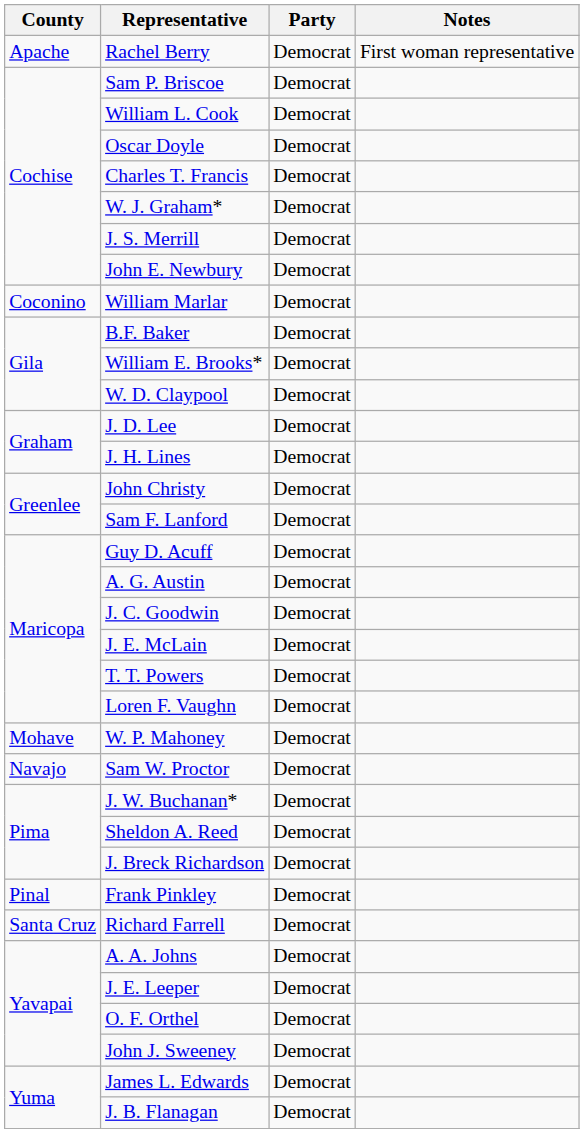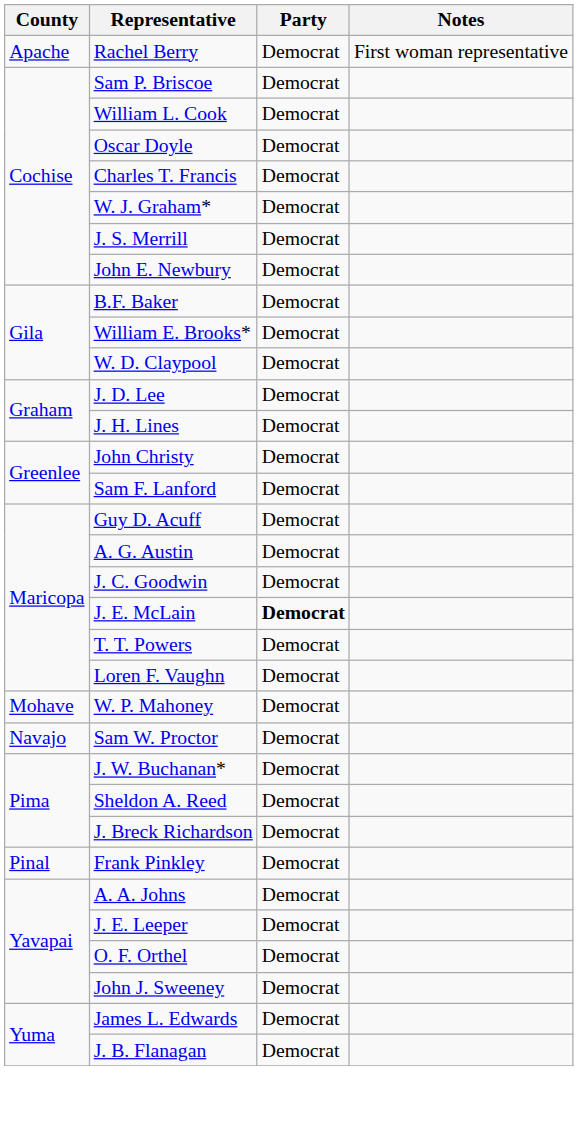- row: (166, 301)
(312, 644) normal -> (303, 613) bold
- row: (165, 925)
